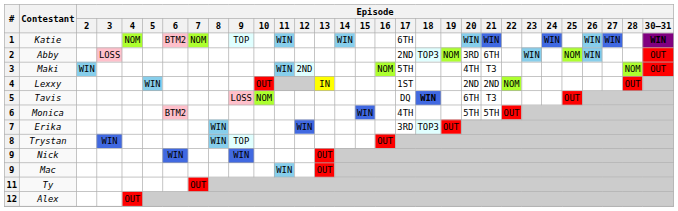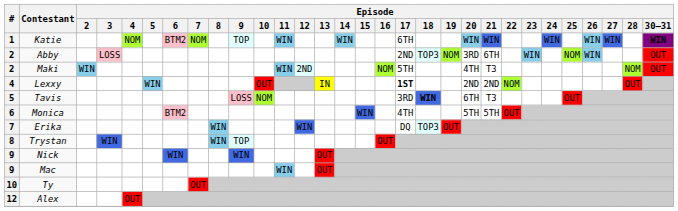(12, 69) 3 -> (12, 69) 2
(405, 84) normal -> (405, 84) bold
(405, 98) DQ -> (405, 98) 3RD
(405, 127) 3RD -> (405, 127) DQ
(12, 184) 11 -> (12, 184) 10
